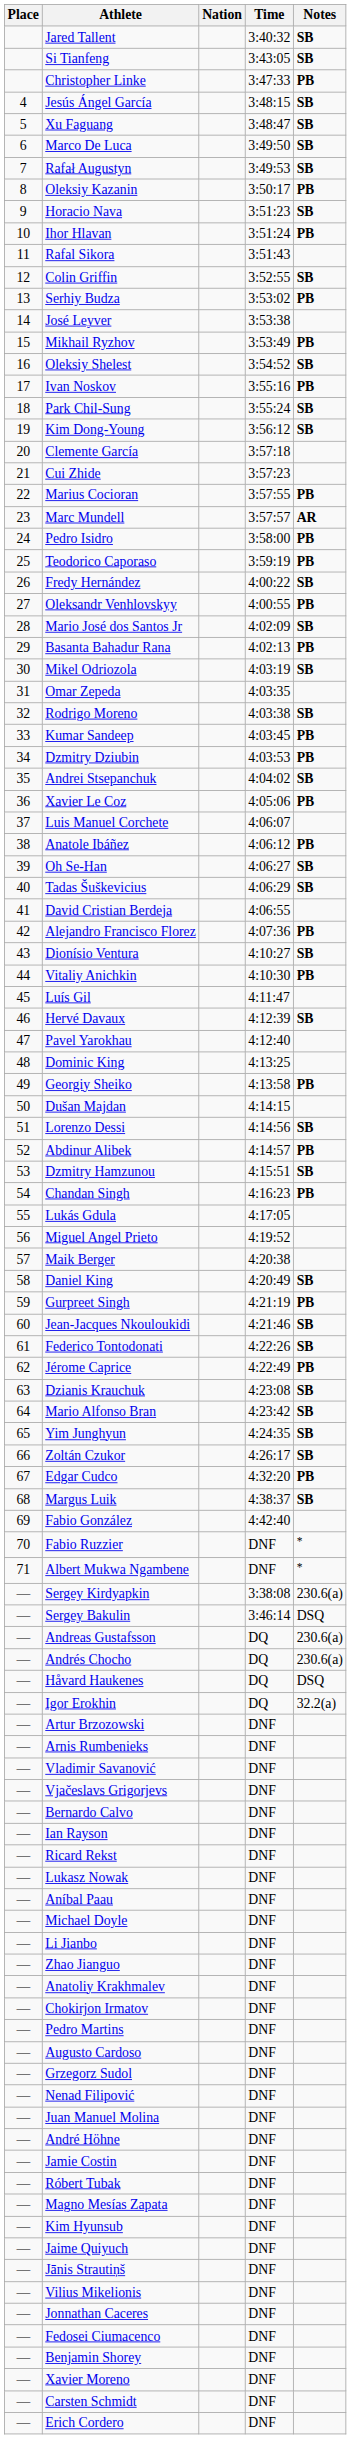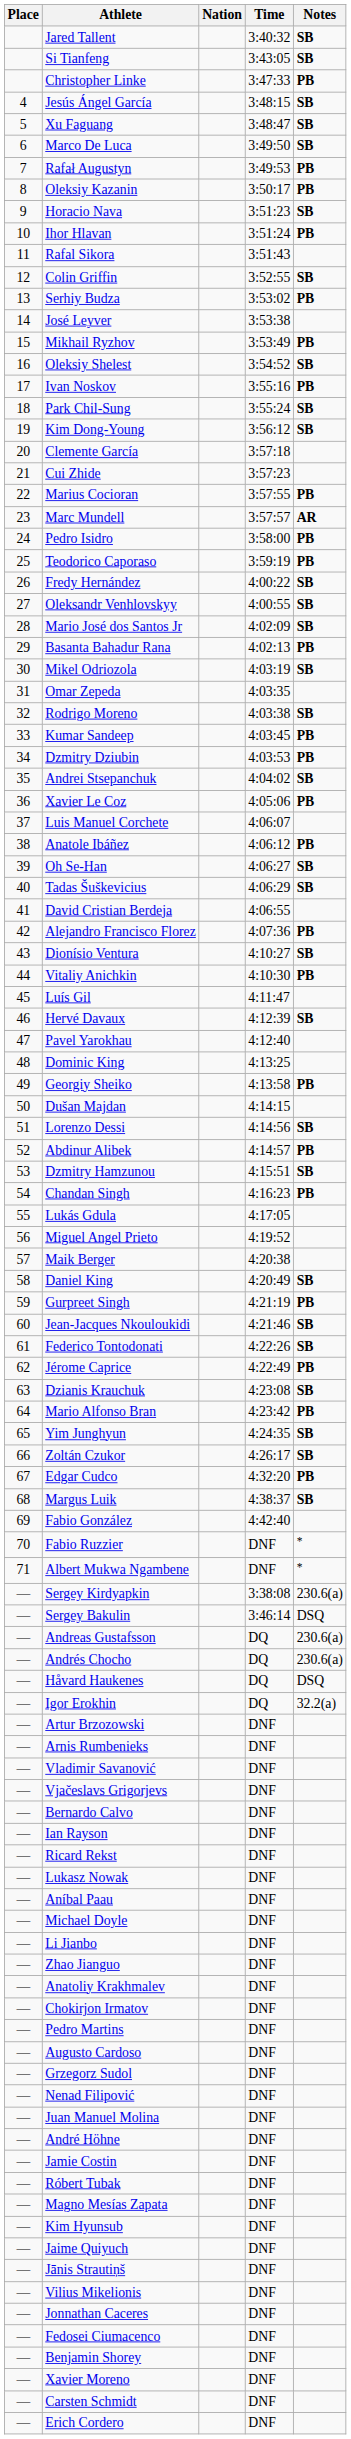(305, 168) SB -> (305, 168) PB
(305, 604) PB -> (305, 604) SB
(305, 1412) SB -> (305, 1412) PB
